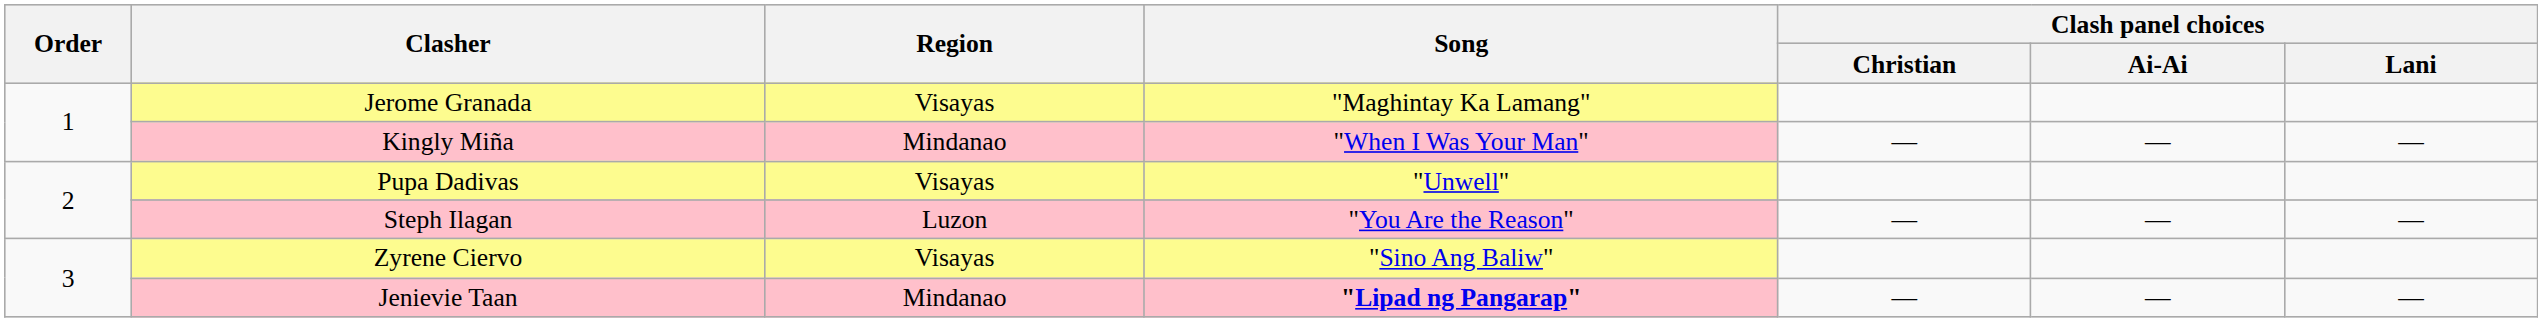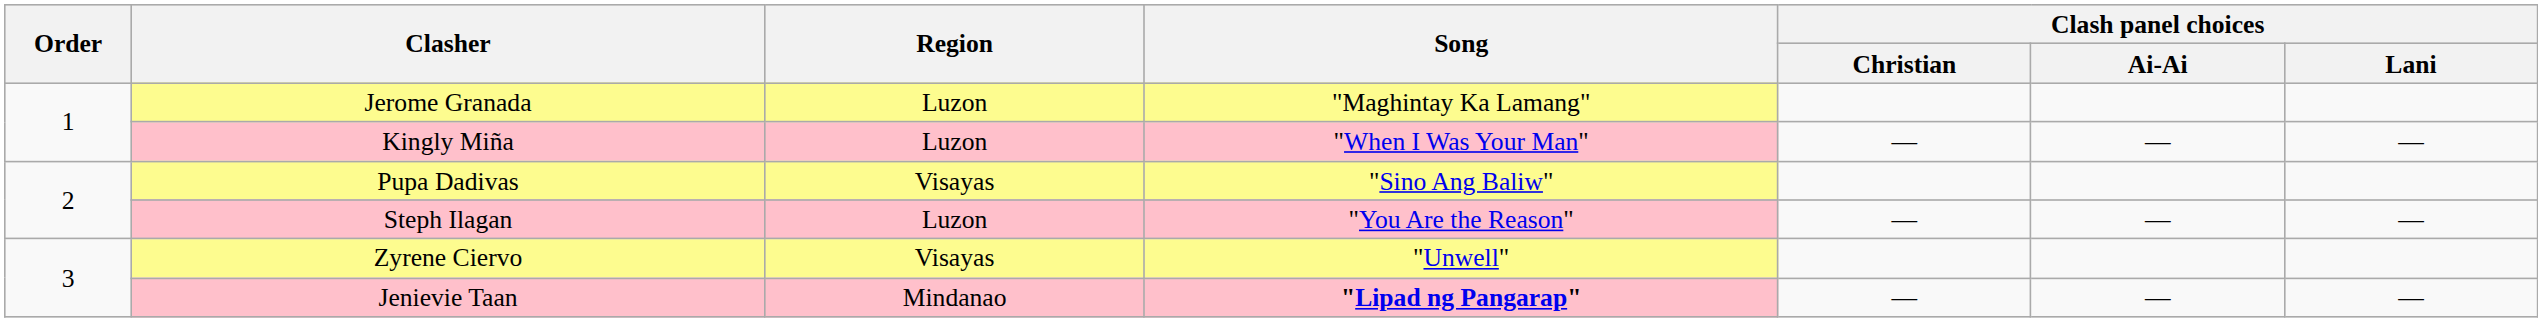(955, 102) Visayas -> (955, 102) Luzon
(955, 141) Mindanao -> (955, 141) Luzon
(1461, 180) "Unwell" -> (1461, 180) "Sino Ang Baliw"
(1461, 258) "Sino Ang Baliw" -> (1461, 258) "Unwell"
